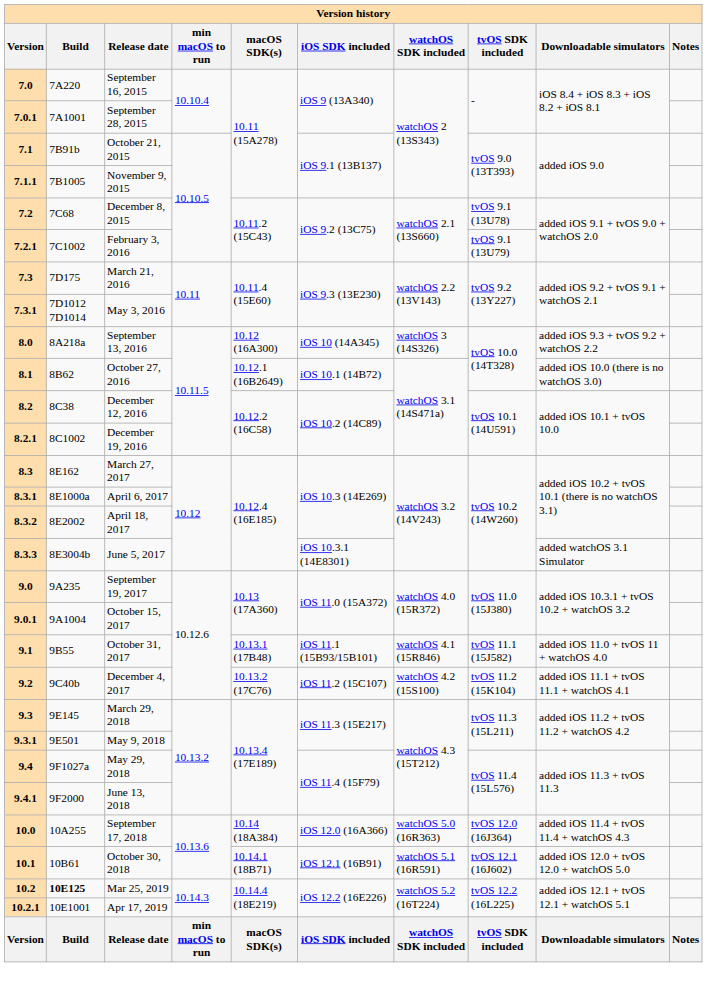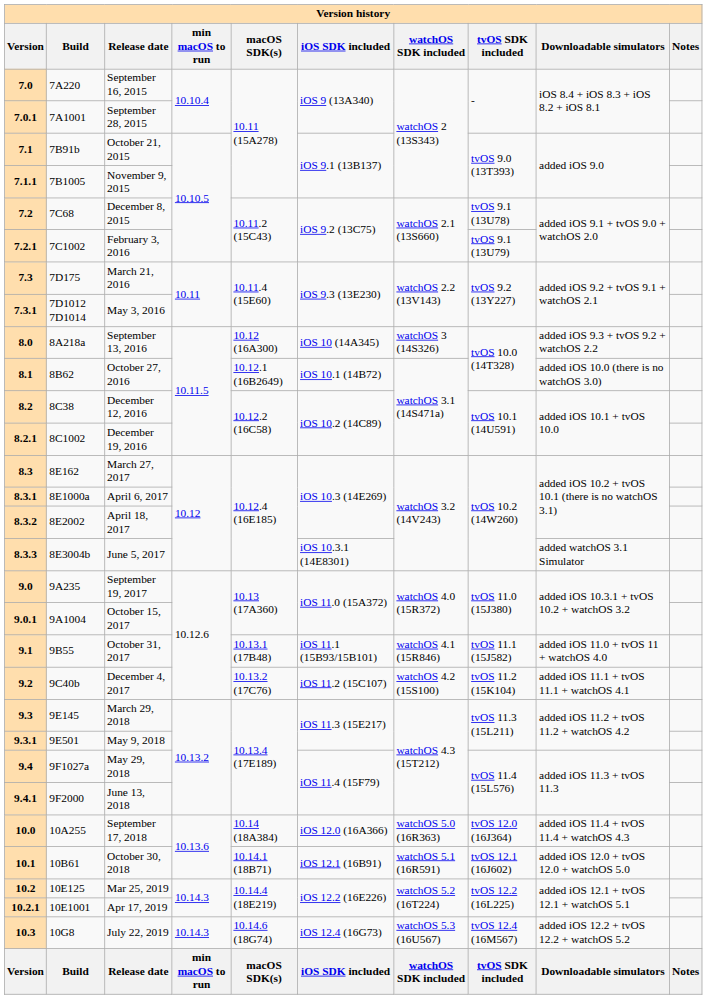(67, 888) bold -> (67, 888) normal
+ row: (25, 933)
